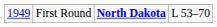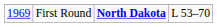(19, 13) 1949 -> (19, 13) 1969
